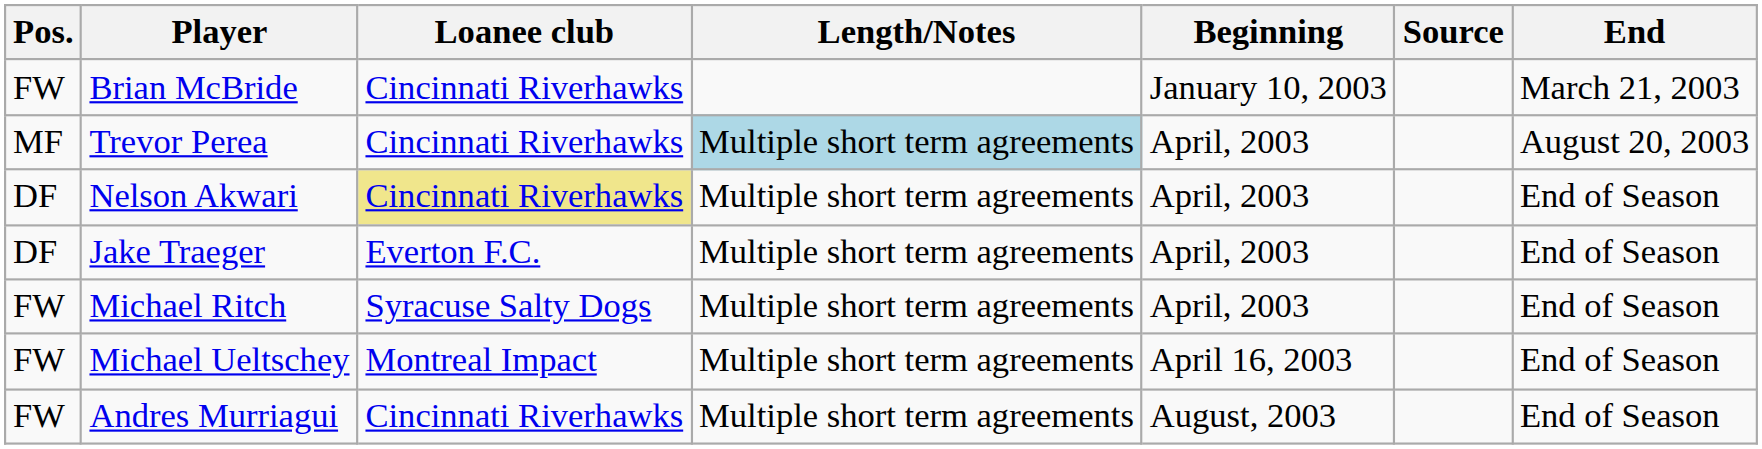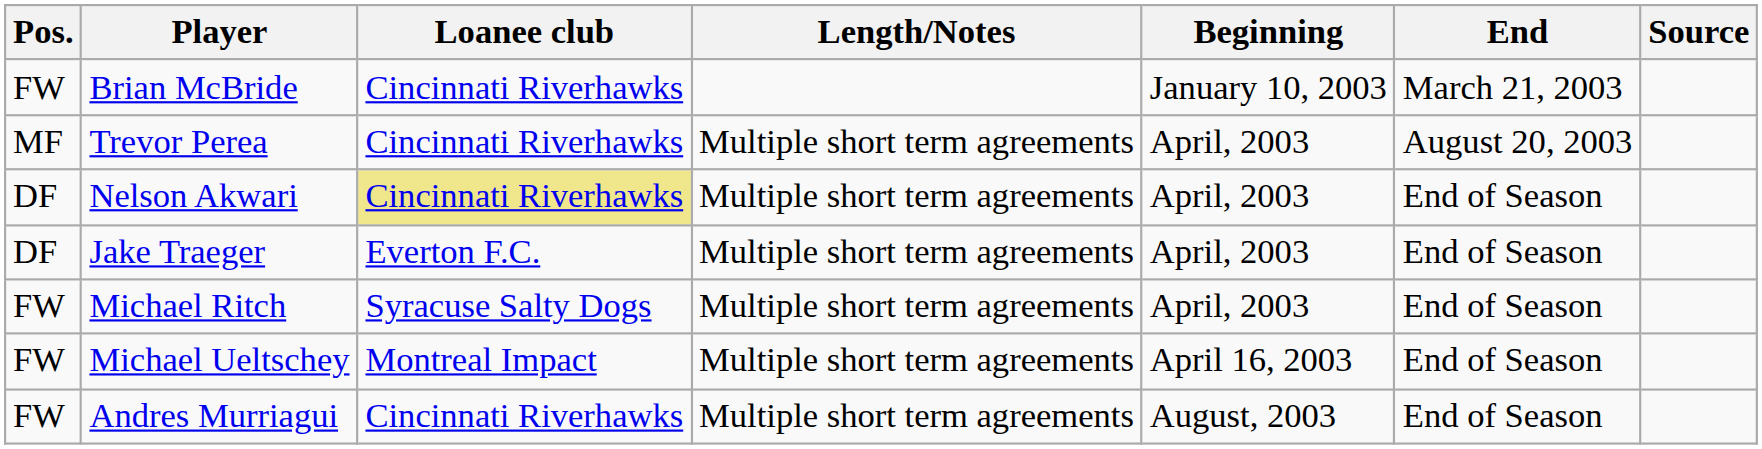columns swapped: (1635, 31) <-> (1453, 31)
(916, 141) lightblue background -> (916, 141) no background
